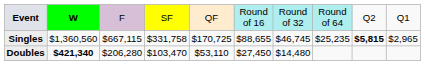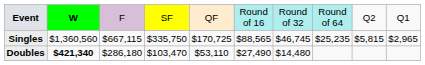(167, 38) $331,758 -> (167, 38) $335,750
(254, 38) $88,655 -> (254, 38) $88,565
(369, 38) bold -> (369, 38) normal
(122, 54) $206,280 -> (122, 54) $286,180
(254, 54) $27,450 -> (254, 54) $27,490
